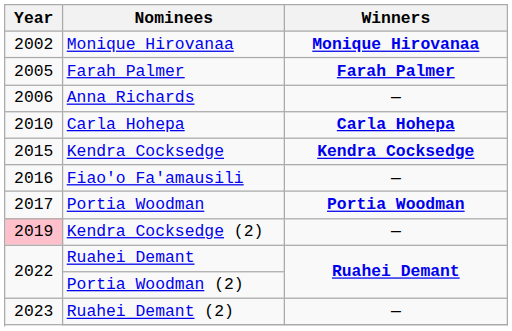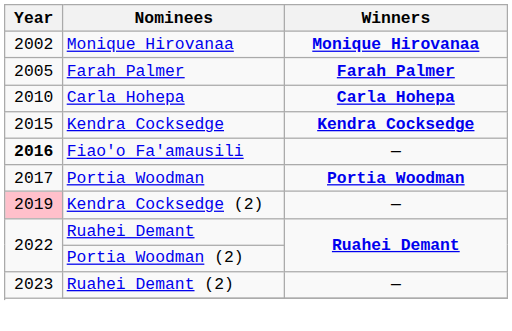- row: (131, 98)
(34, 178) normal -> (34, 151) bold
